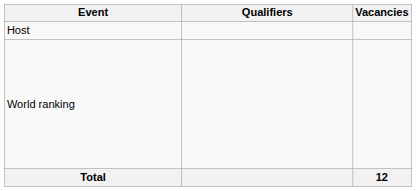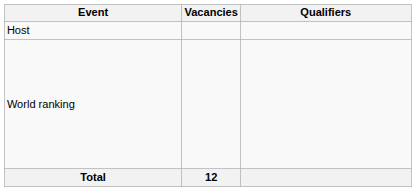columns swapped: (382, 13) <-> (267, 13)
